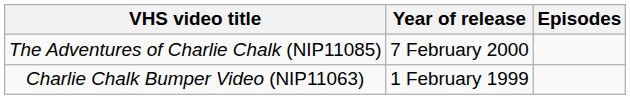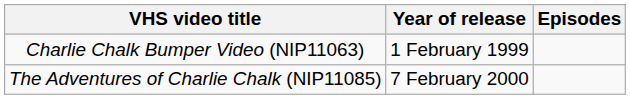rows swapped: (195, 79) <-> (195, 49)
